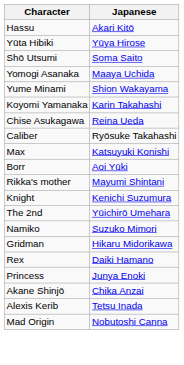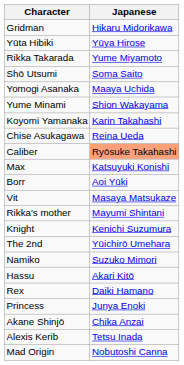rows swapped: (25, 244) <-> (20, 27)
+ row: (40, 58)
(134, 136) no background -> (134, 151) lightsalmon background
+ row: (12, 197)
